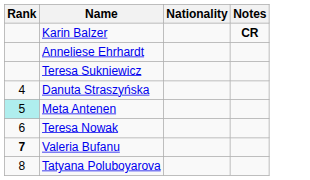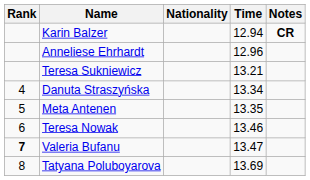+ column: (248, 14)
(22, 109) paleturquoise background -> (22, 109) no background
